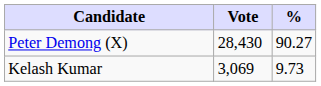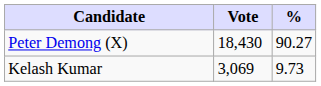(240, 42) 28,430 -> (240, 42) 18,430
